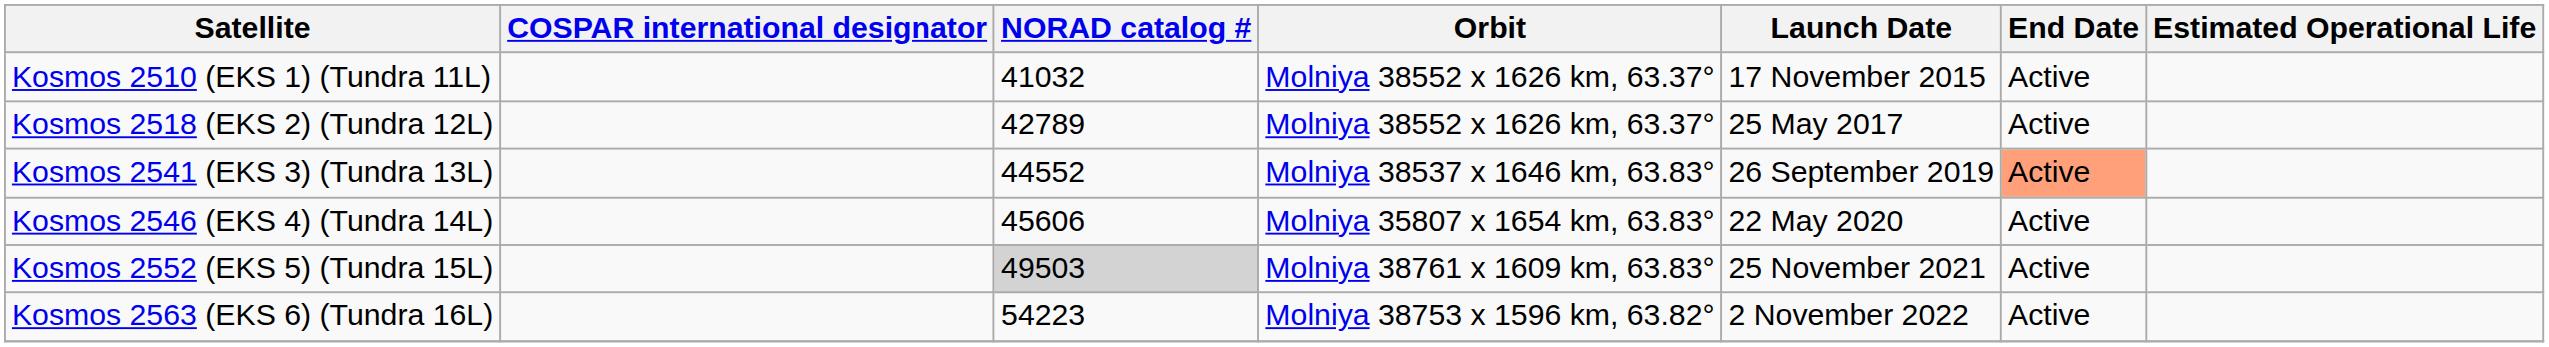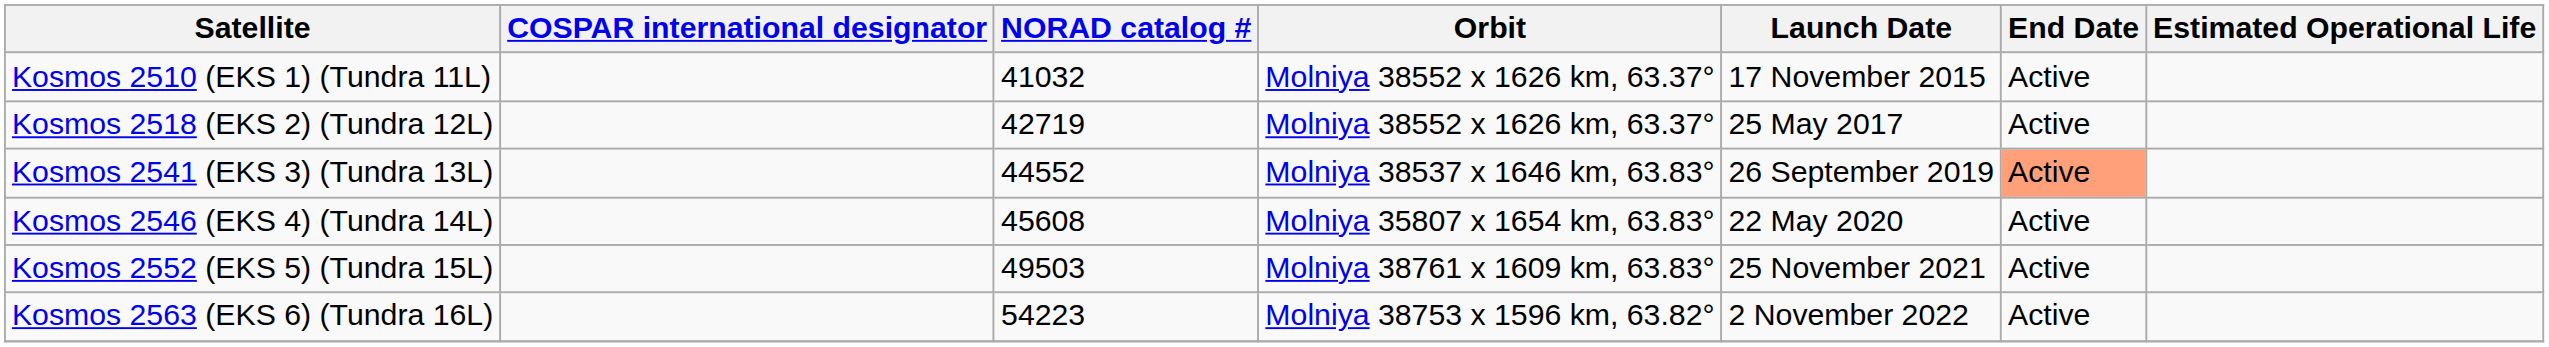(1043, 124) 42789 -> (1043, 124) 42719
(1043, 220) 45606 -> (1043, 220) 45608
(1043, 268) lightgrey background -> (1043, 268) no background
